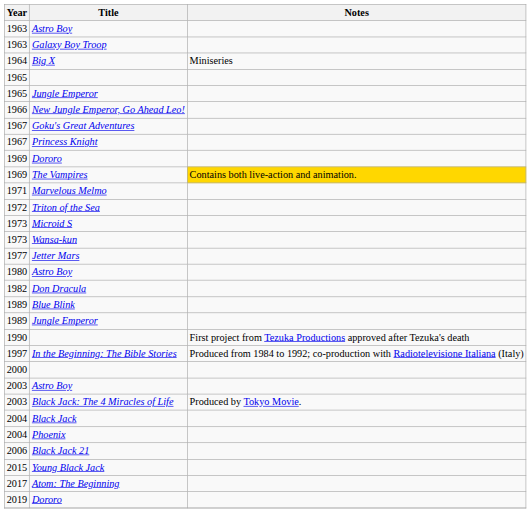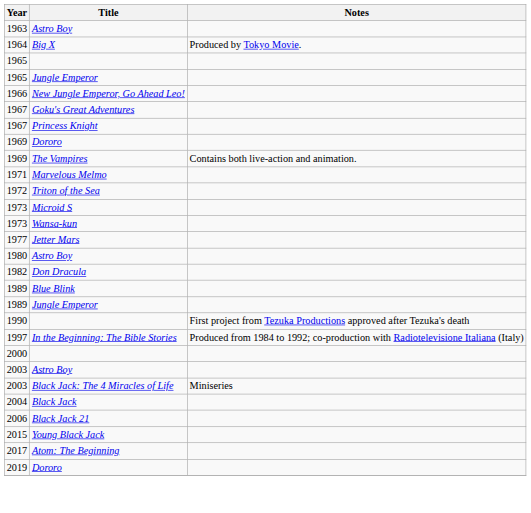- row: (17, 45)
(211, 61) Miniseries -> (245, 45) Produced by Tokyo Movie.
(273, 175) gold background -> (273, 158) no background
(245, 402) Produced by Tokyo Movie. -> (211, 386) Miniseries
- row: (17, 434)
